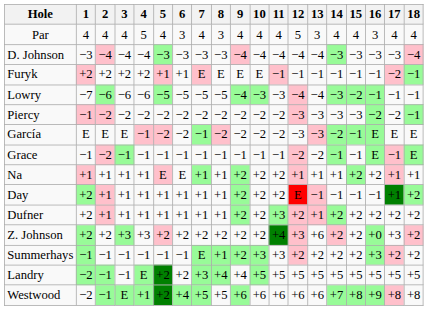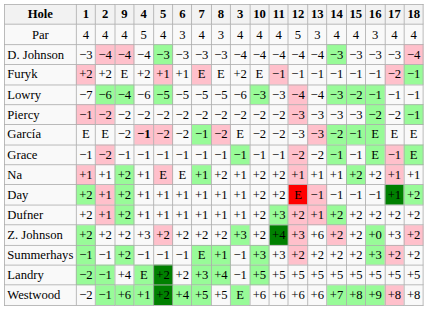columns swapped: (124, 14) <-> (240, 14)
(144, 134) normal -> (144, 134) bold
(221, 174) +1 -> (221, 174) +2
